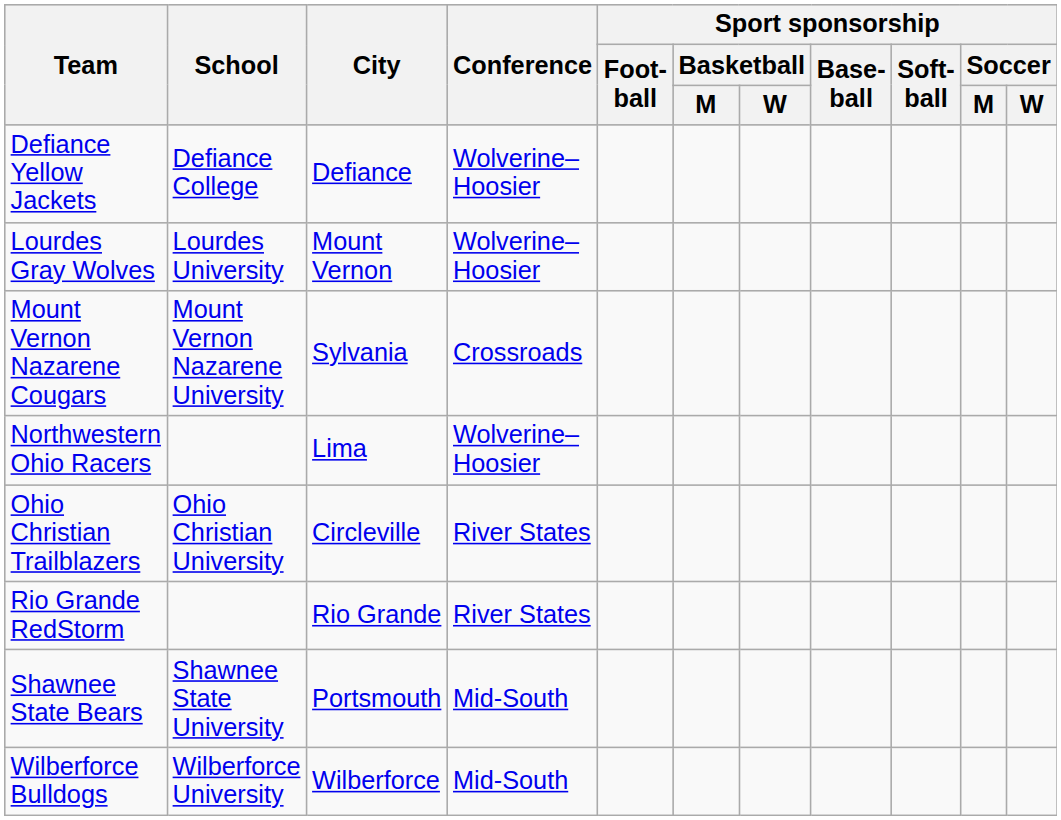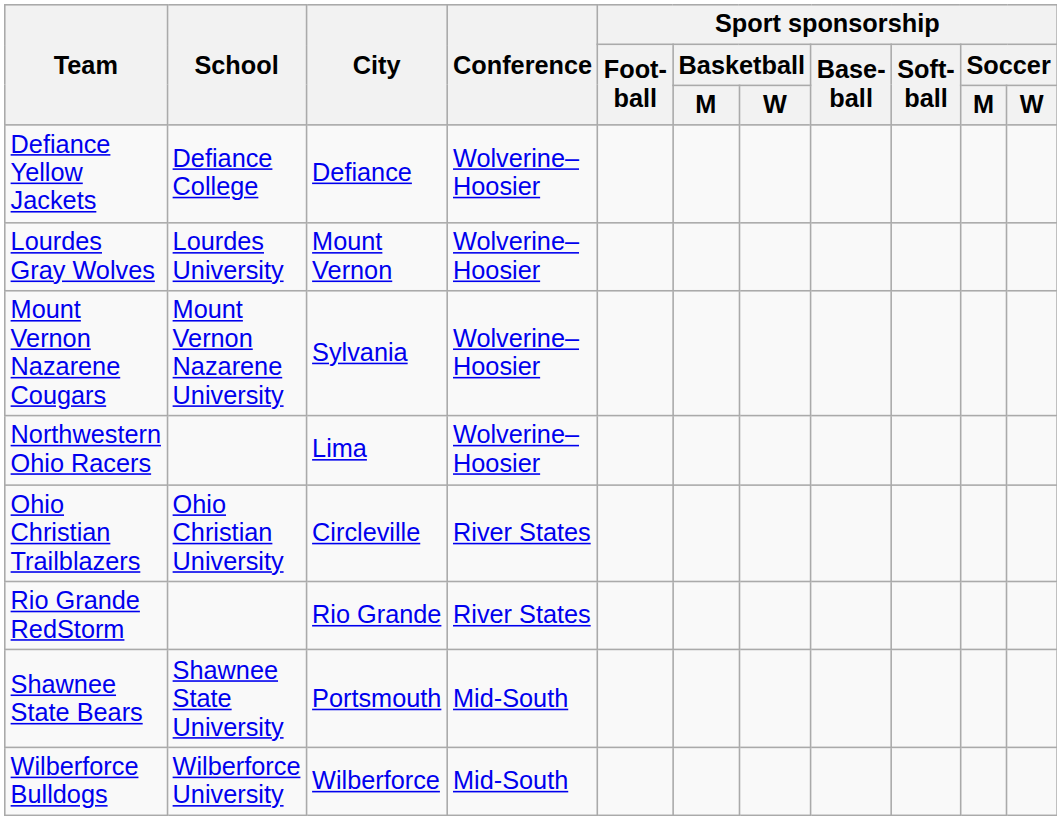(518, 352) Crossroads -> (516, 352) Wolverine–Hoosier
